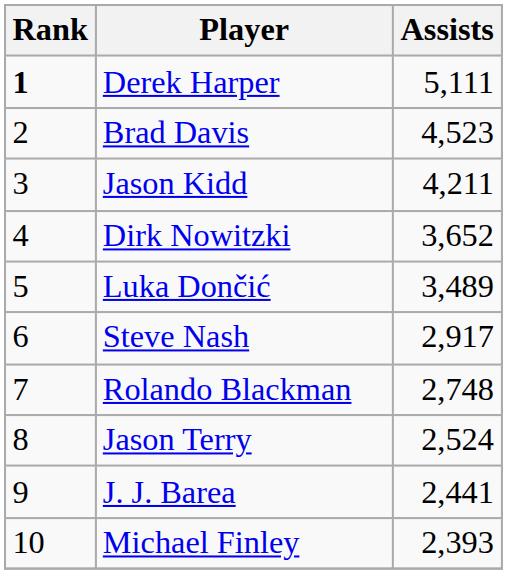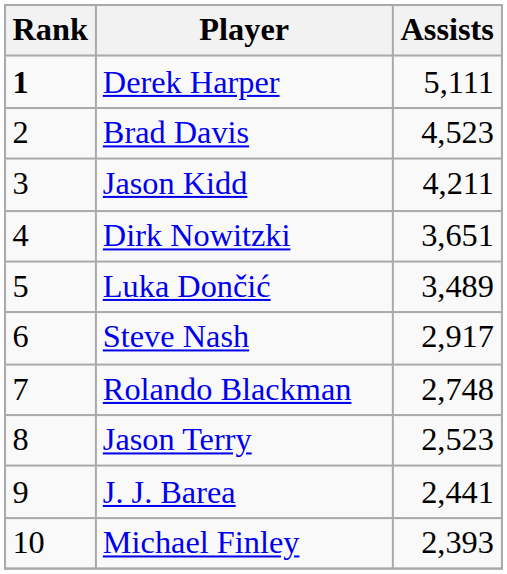(458, 235) 3,652 -> (458, 235) 3,651
(458, 440) 2,524 -> (458, 440) 2,523
